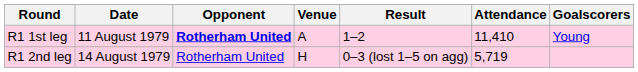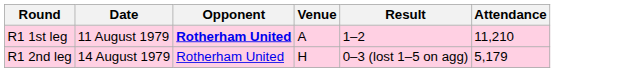- column: (592, 15)
(494, 36) 11,410 -> (494, 36) 11,210
(491, 57) 5,719 -> (491, 57) 5,179
